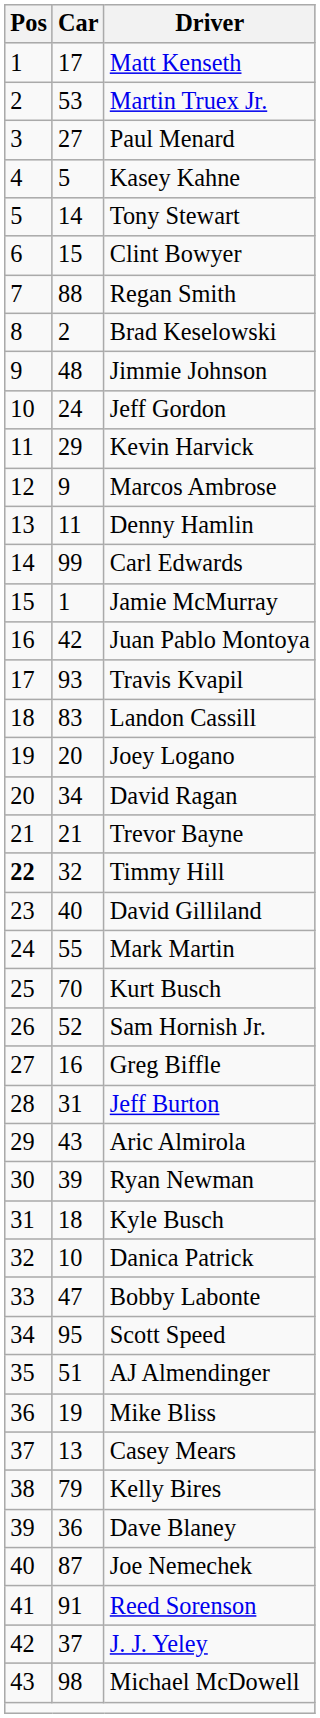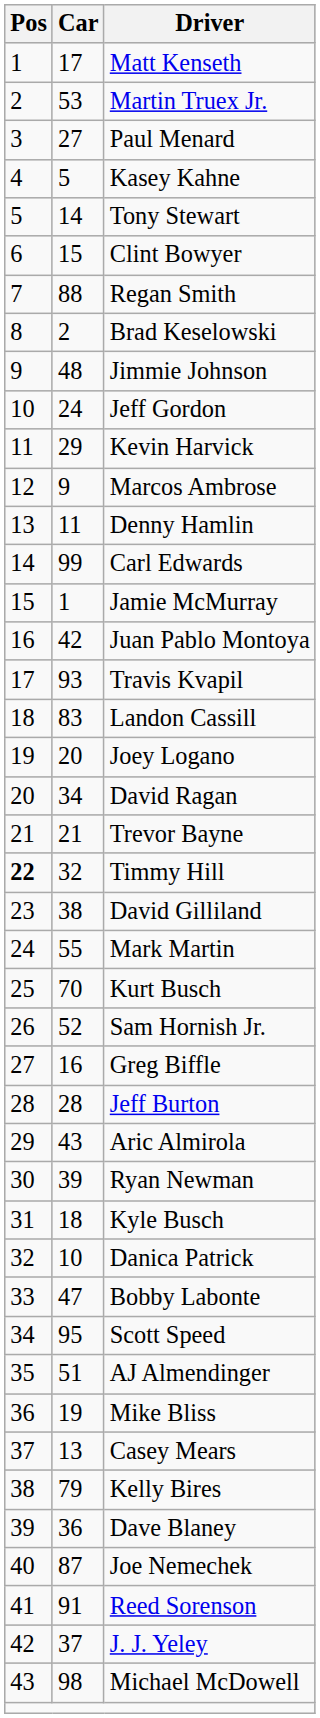(70, 910) 40 -> (70, 910) 38
(70, 1103) 31 -> (70, 1103) 28
